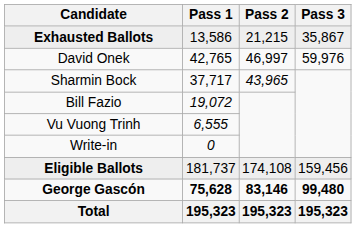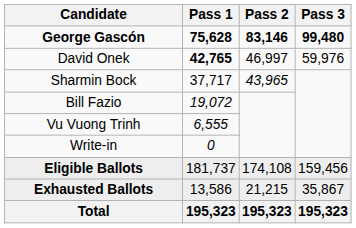rows swapped: (94, 189) <-> (94, 37)
(211, 59) normal -> (211, 59) bold
